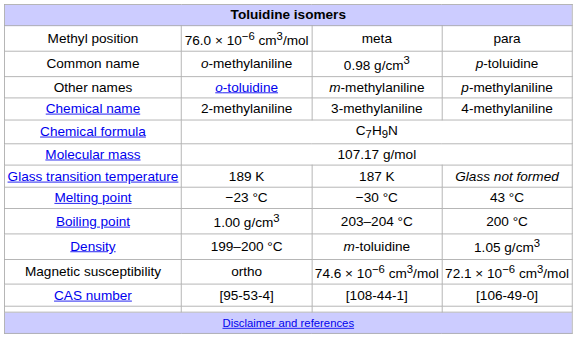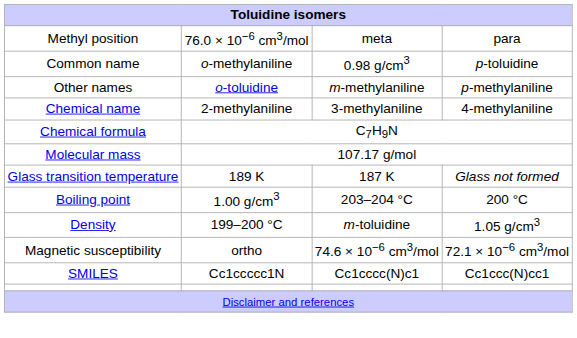- row: (93, 197)
- row: (93, 295)
+ row: (93, 273)
